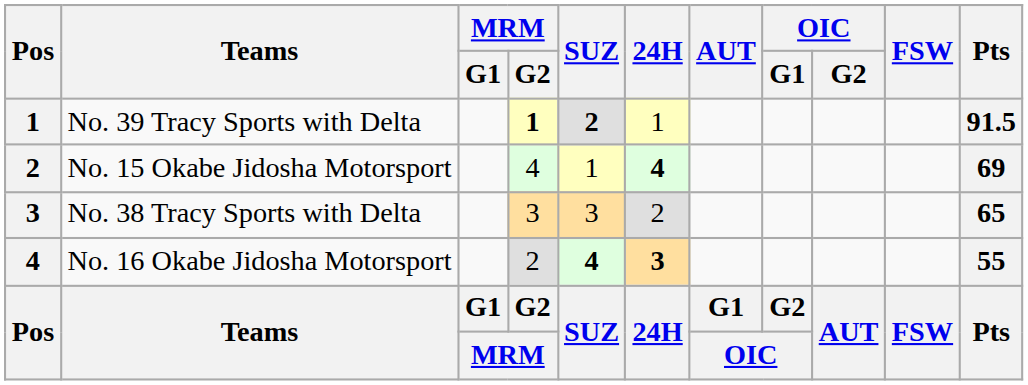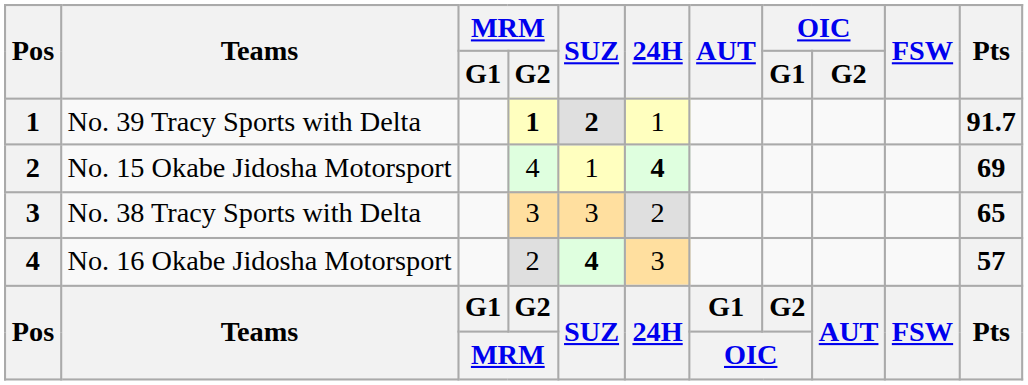(991, 120) 91.5 -> (991, 120) 91.7
(658, 260) bold -> (658, 260) normal
(991, 260) 55 -> (991, 260) 57
